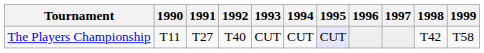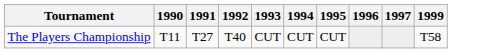- column: (431, 15)
(333, 37) lavender background -> (333, 37) no background
